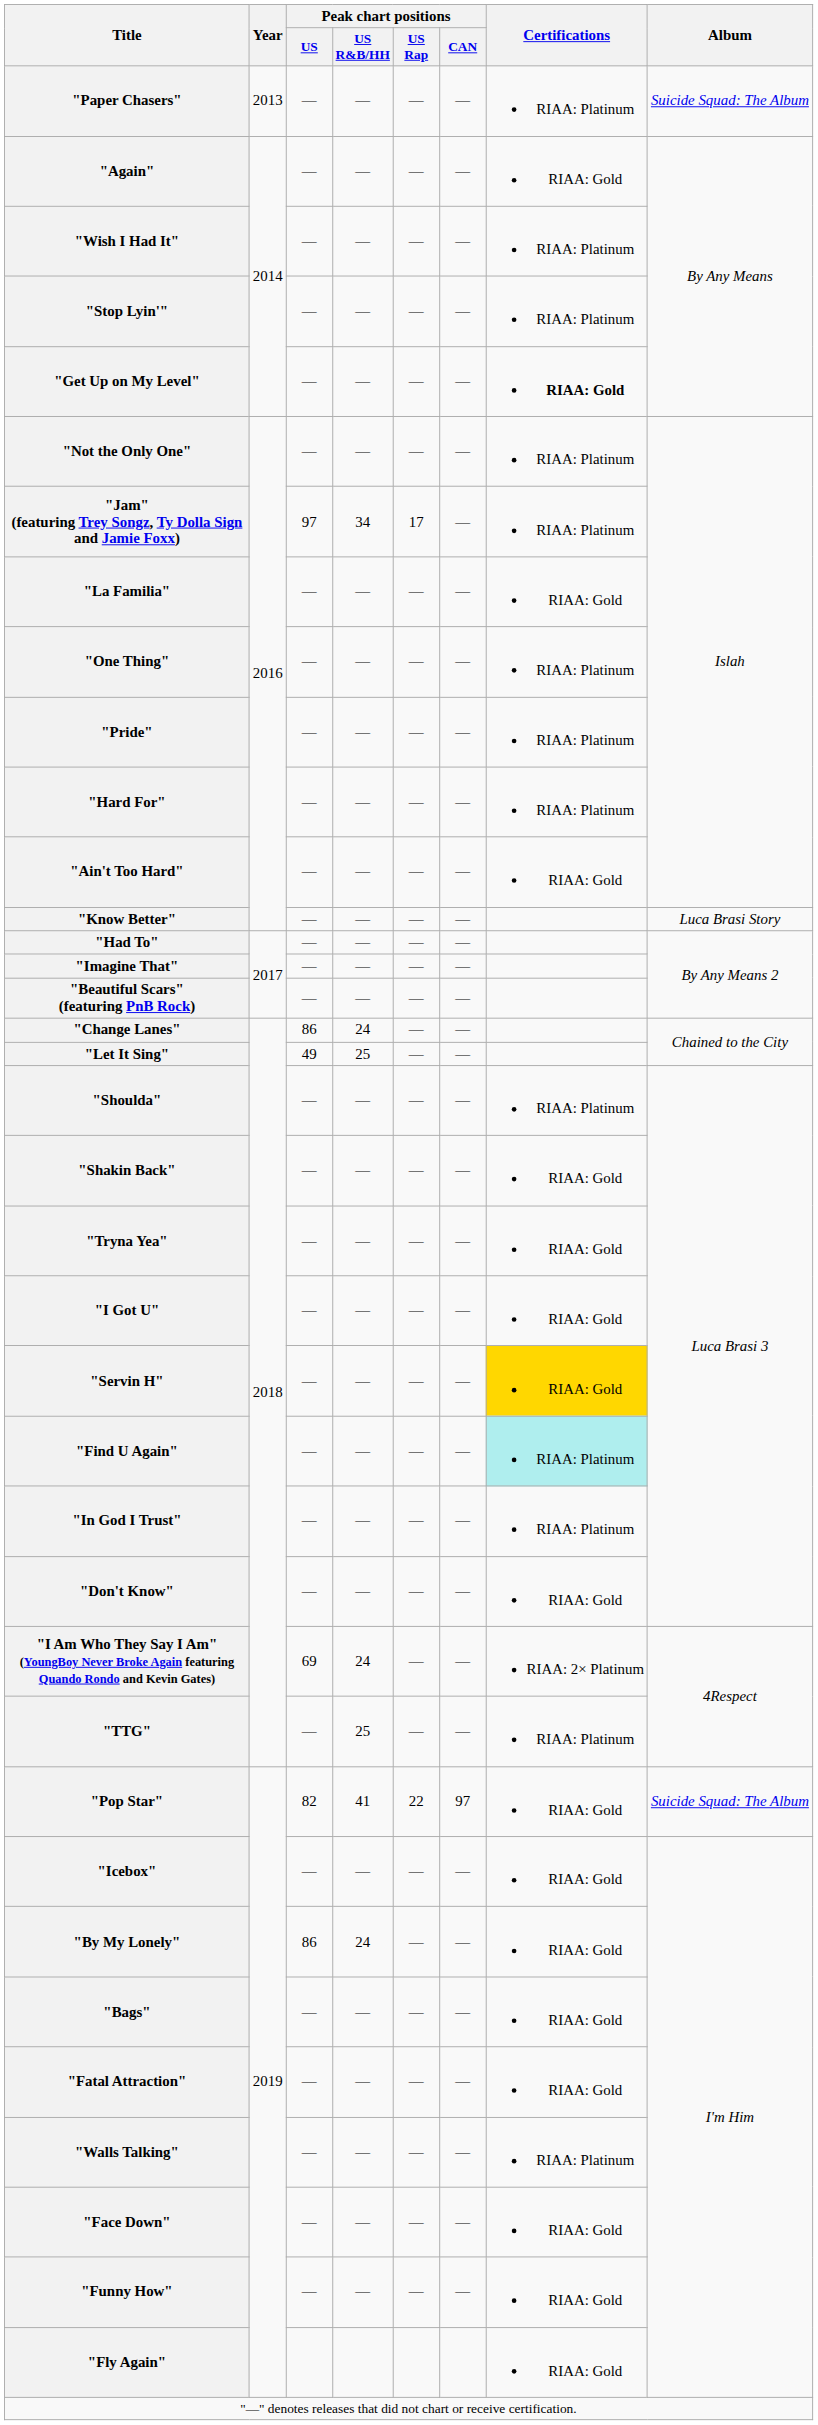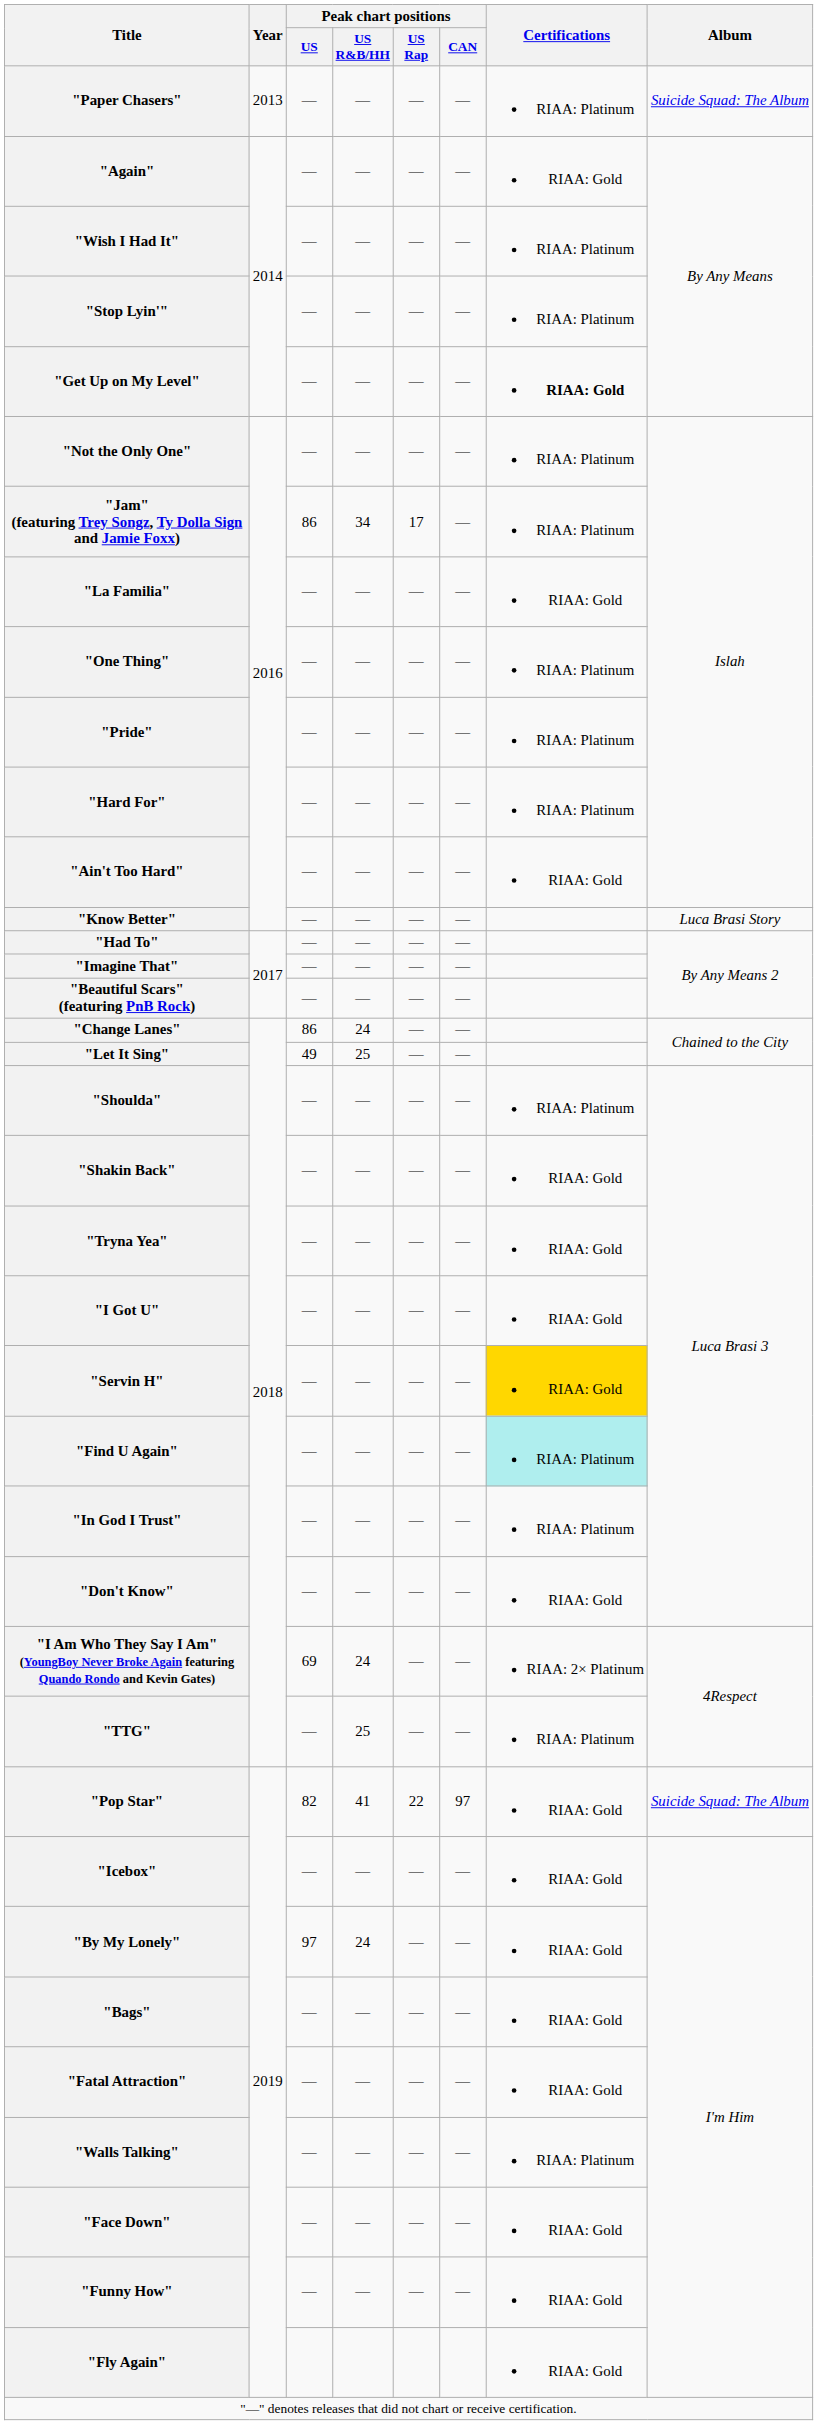(309, 521) 97 -> (309, 521) 86
(309, 1941) 86 -> (309, 1941) 97
